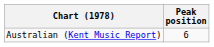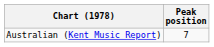(186, 35) 6 -> (186, 35) 7
